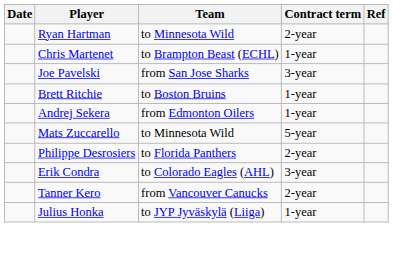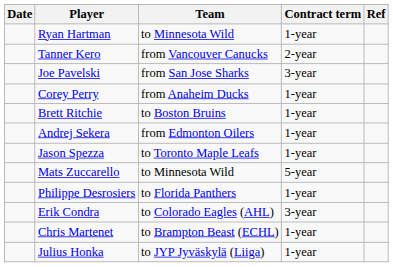(300, 34) 2-year -> (300, 34) 1-year
rows swapped: (69, 192) <-> (76, 53)
+ row: (68, 93)
+ row: (71, 152)
(300, 152) 2-year -> (300, 192) 1-year
